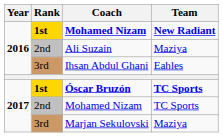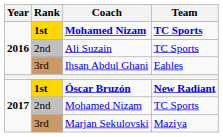(185, 30) New Radiant -> (178, 30) TC Sports
(170, 48) Maziya -> (176, 48) TC Sports
(178, 88) TC Sports -> (185, 88) New Radiant
